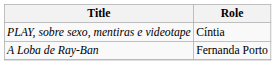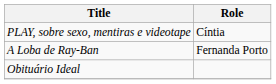+ row: (44, 69)
